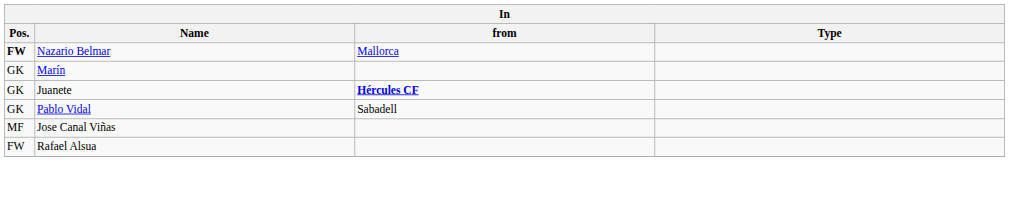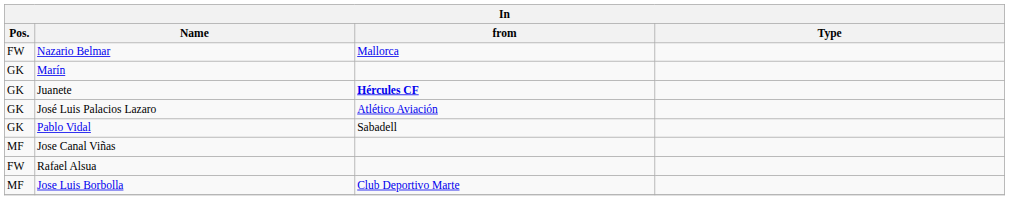(16, 52) bold -> (16, 52) normal
+ row: (97, 109)
+ row: (80, 185)
